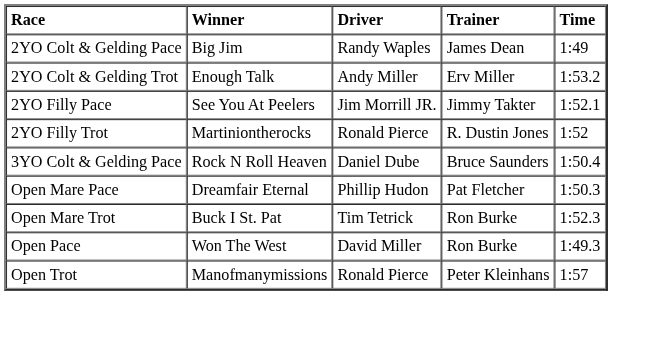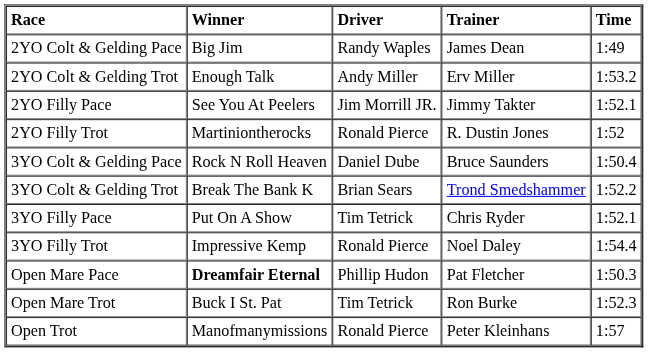+ row: (95, 189)
+ row: (61, 218)
+ row: (60, 246)
(250, 189) normal -> (256, 274) bold
- row: (46, 246)
